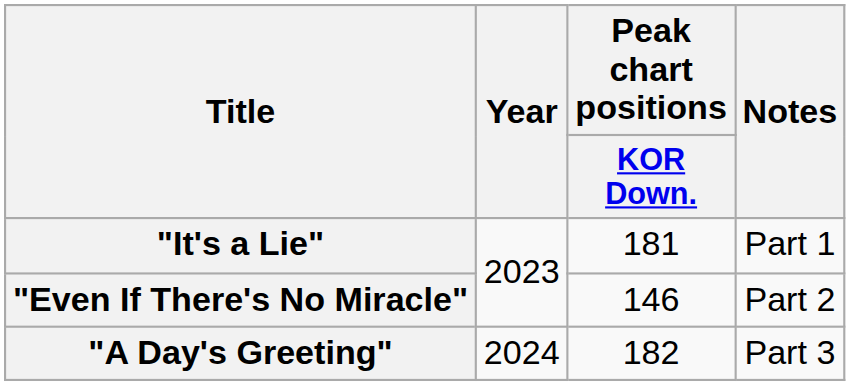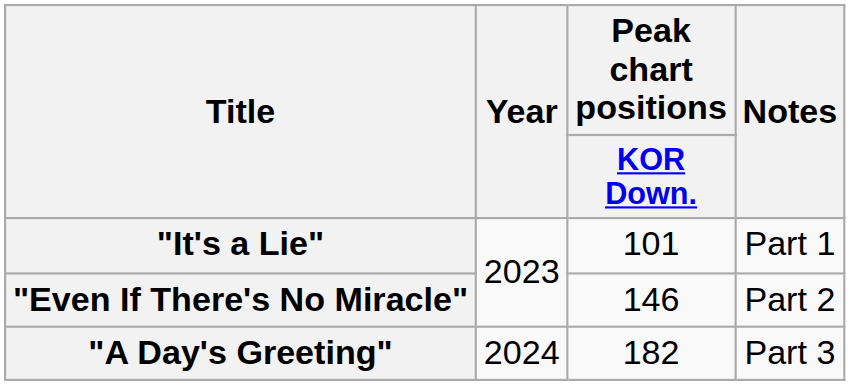(651, 244) 181 -> (651, 244) 101
